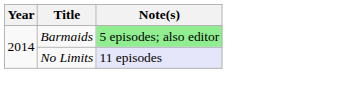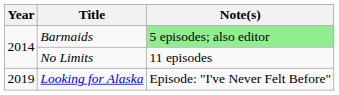(131, 57) lavender background -> (181, 57) no background
+ row: (92, 79)
